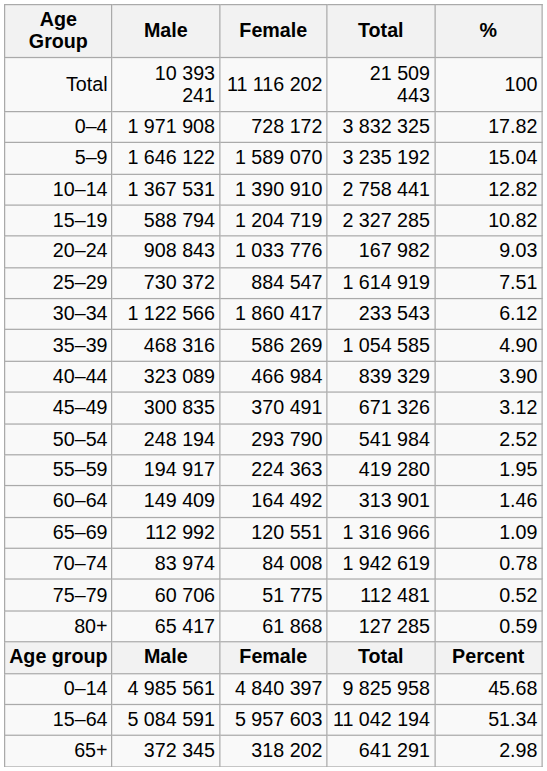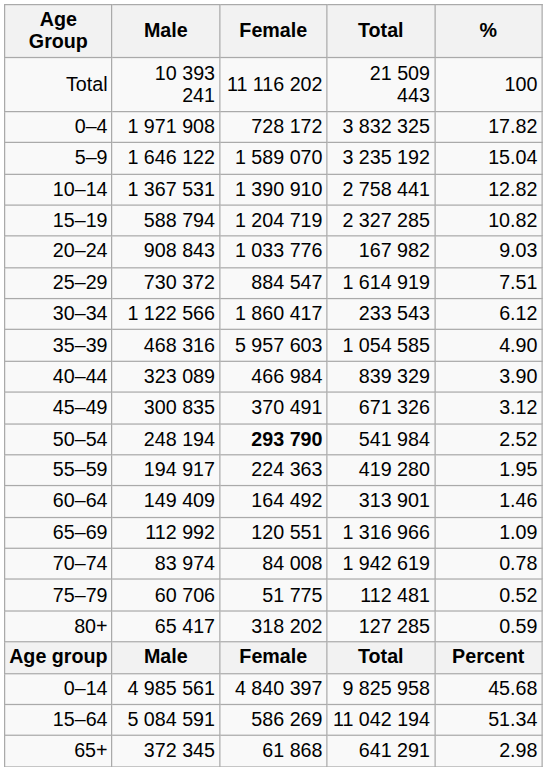(287, 345) 586 269 -> (279, 345) 5 957 603
(287, 438) normal -> (287, 438) bold
(292, 626) 61 868 -> (287, 626) 318 202
(279, 719) 5 957 603 -> (287, 719) 586 269
(287, 751) 318 202 -> (292, 751) 61 868
